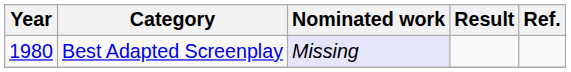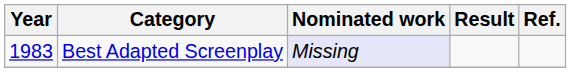(31, 51) 1980 -> (31, 51) 1983
